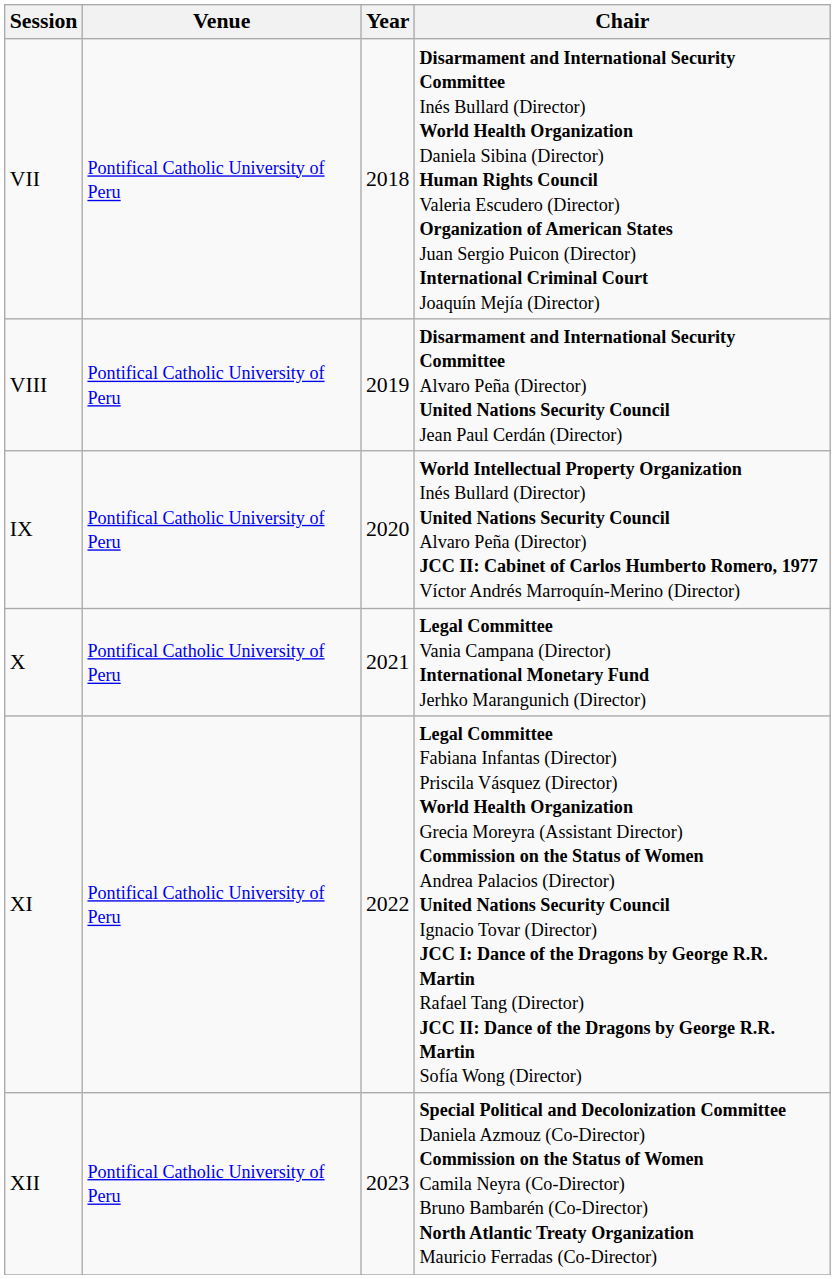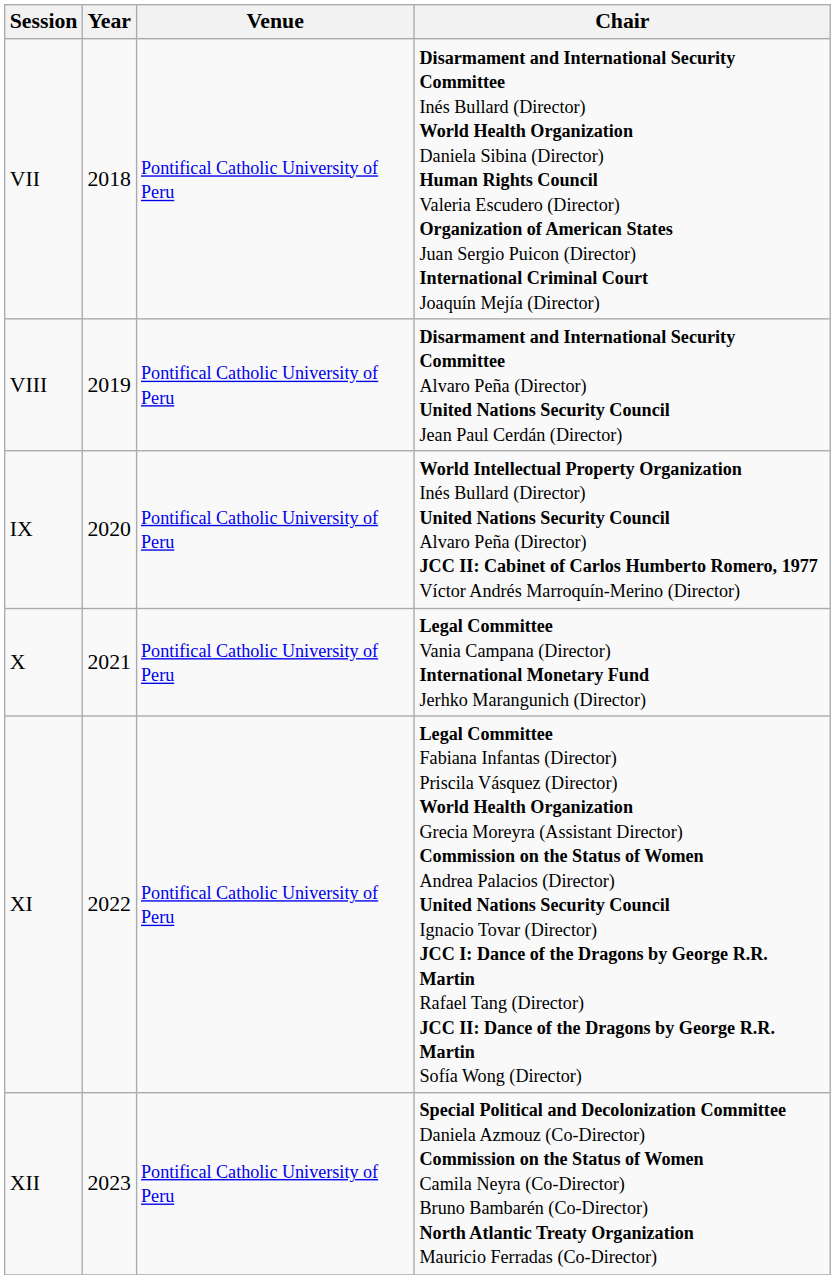columns swapped: (388, 21) <-> (222, 21)
